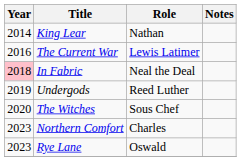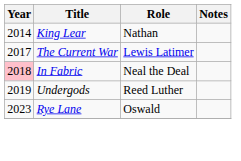(19, 52) 2016 -> (19, 52) 2017
- row: (66, 109)
- row: (80, 128)
